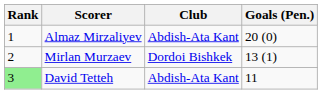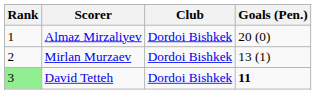(193, 36) Abdish-Ata Kant -> (190, 36) Dordoi Bishkek
(193, 78) Abdish-Ata Kant -> (190, 78) Dordoi Bishkek
(251, 78) normal -> (245, 78) bold
